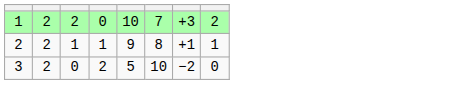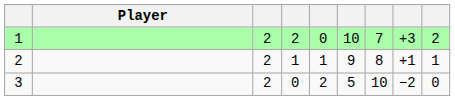+ column: (143, 16)
